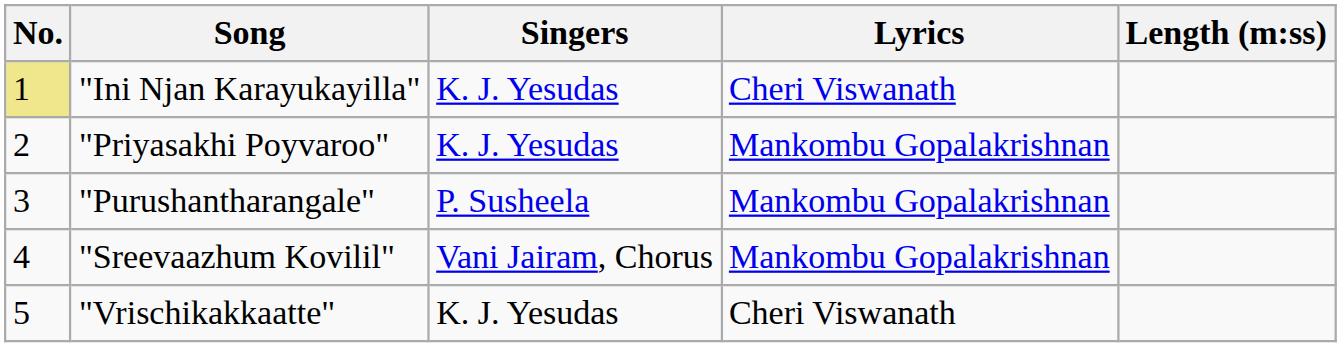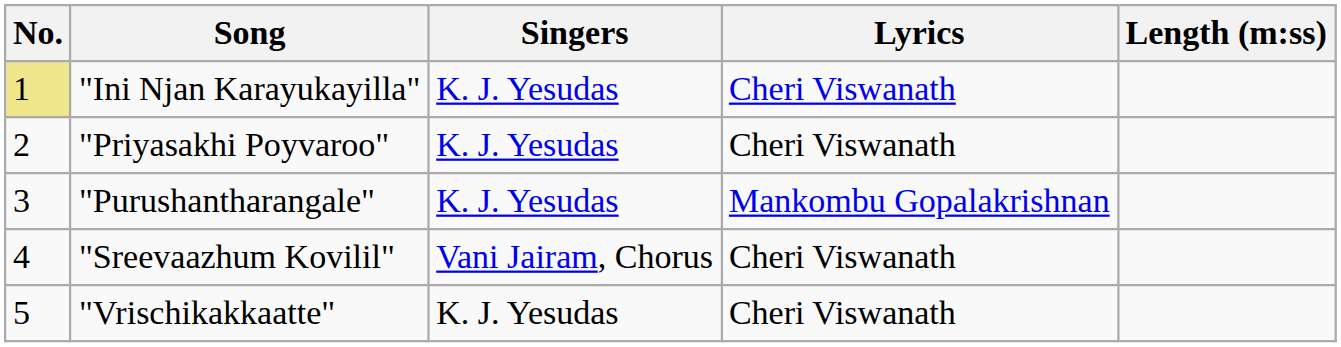(919, 145) Mankombu Gopalakrishnan -> (842, 145) Cheri Viswanath
(513, 201) P. Susheela -> (527, 201) K. J. Yesudas
(919, 257) Mankombu Gopalakrishnan -> (842, 257) Cheri Viswanath
